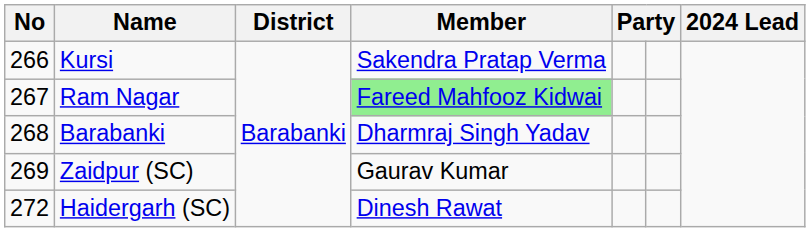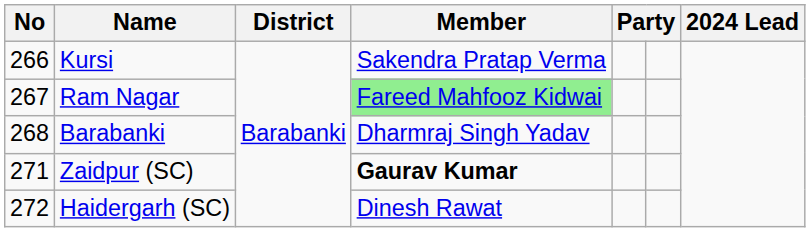(30, 171) 269 -> (30, 171) 271
(433, 171) normal -> (437, 171) bold
